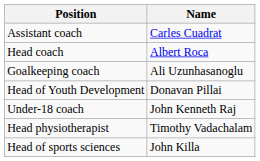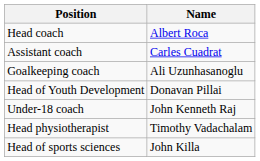rows swapped: (35, 52) <-> (45, 33)
